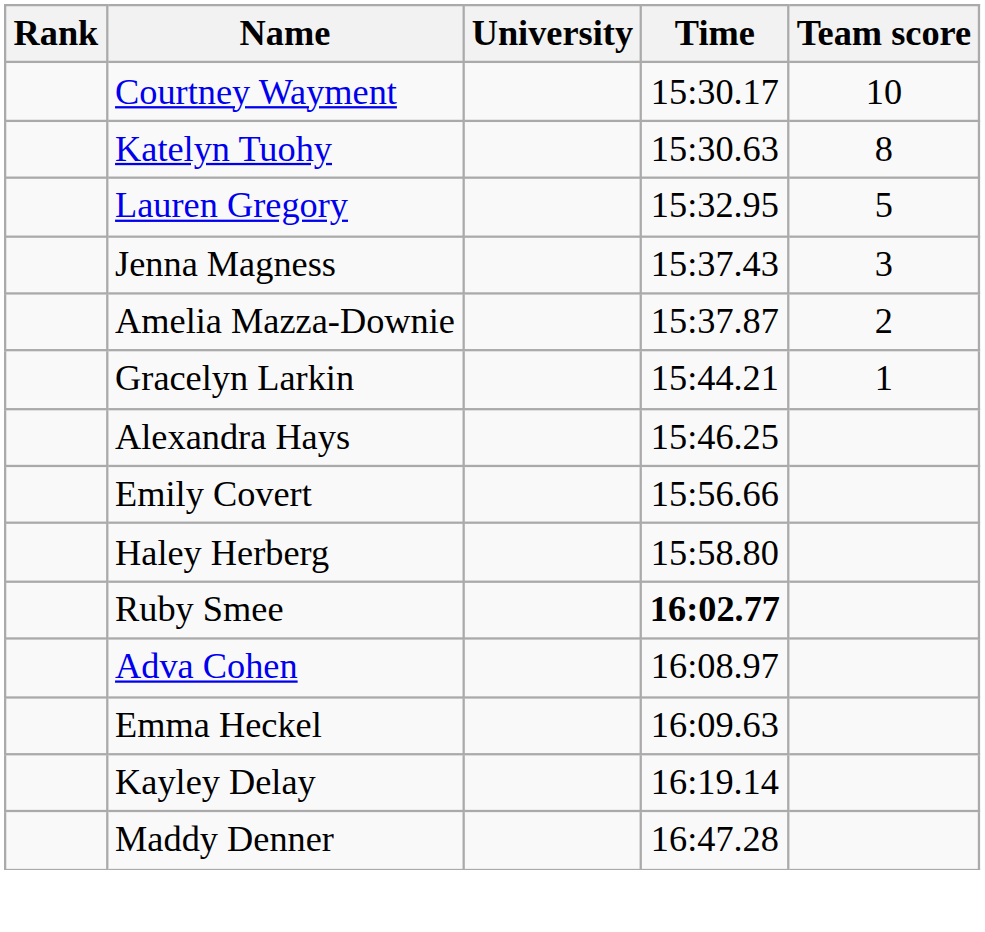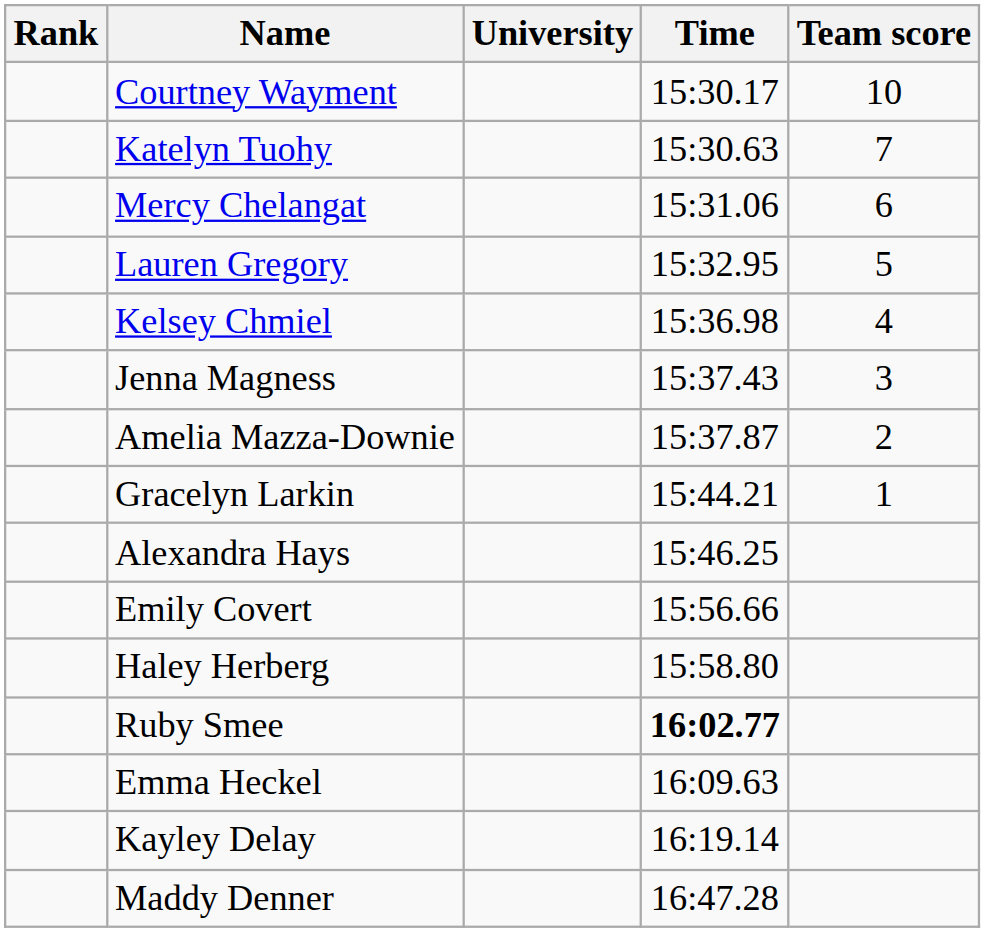(884, 148) 8 -> (884, 148) 7
+ row: (241, 206)
+ row: (223, 321)
- row: (206, 666)
